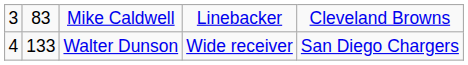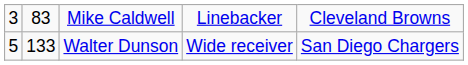(13, 45) 4 -> (13, 45) 5
